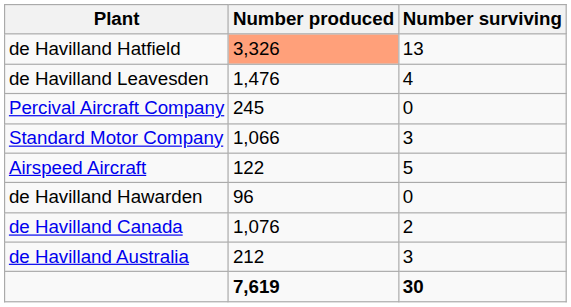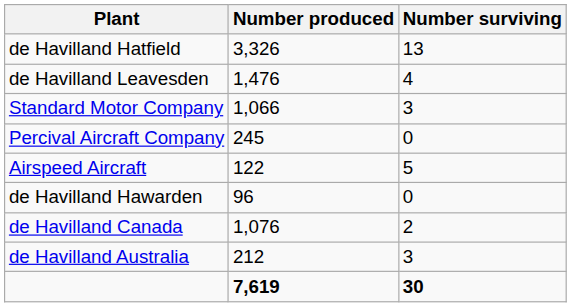(256, 49) lightsalmon background -> (256, 49) no background
rows swapped: (116, 138) <-> (117, 108)
